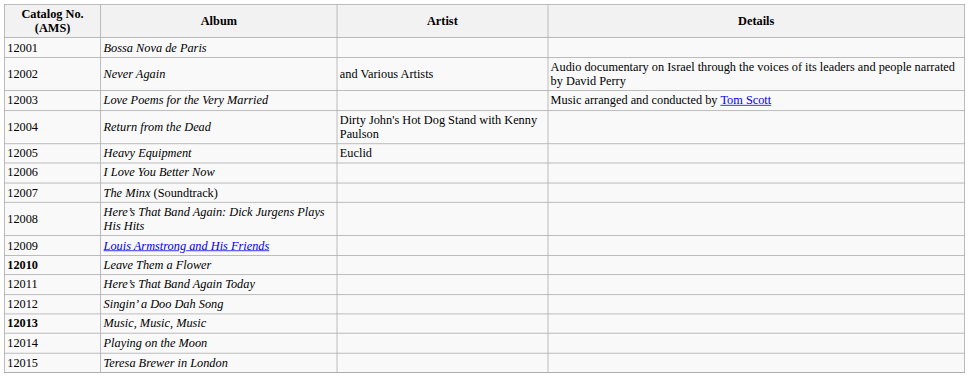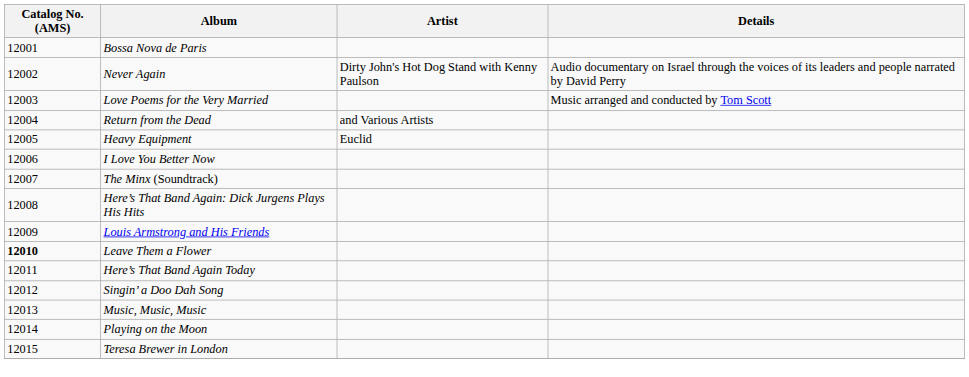(387, 74) and Various Artists -> (438, 74) Dirty John's Hot Dog Stand with Kenny Paulson
(438, 127) Dirty John's Hot Dog Stand with Kenny Paulson -> (387, 120) and Various Artists
(23, 323) bold -> (23, 309) normal
